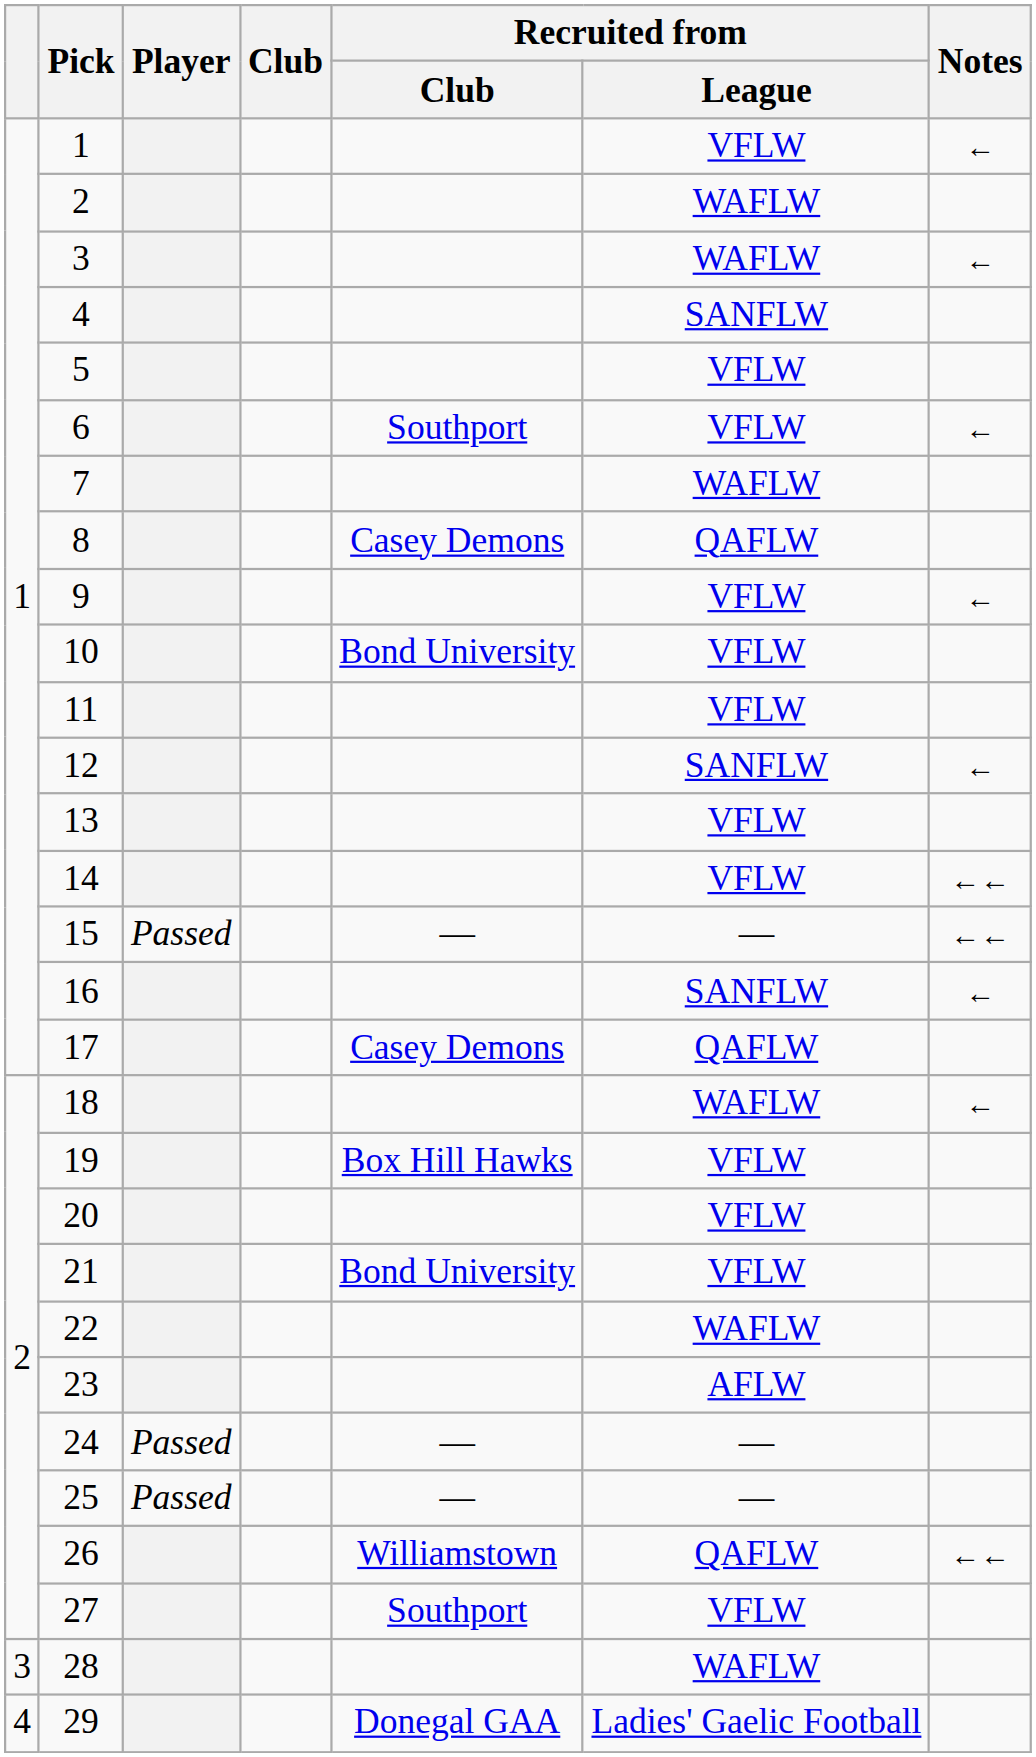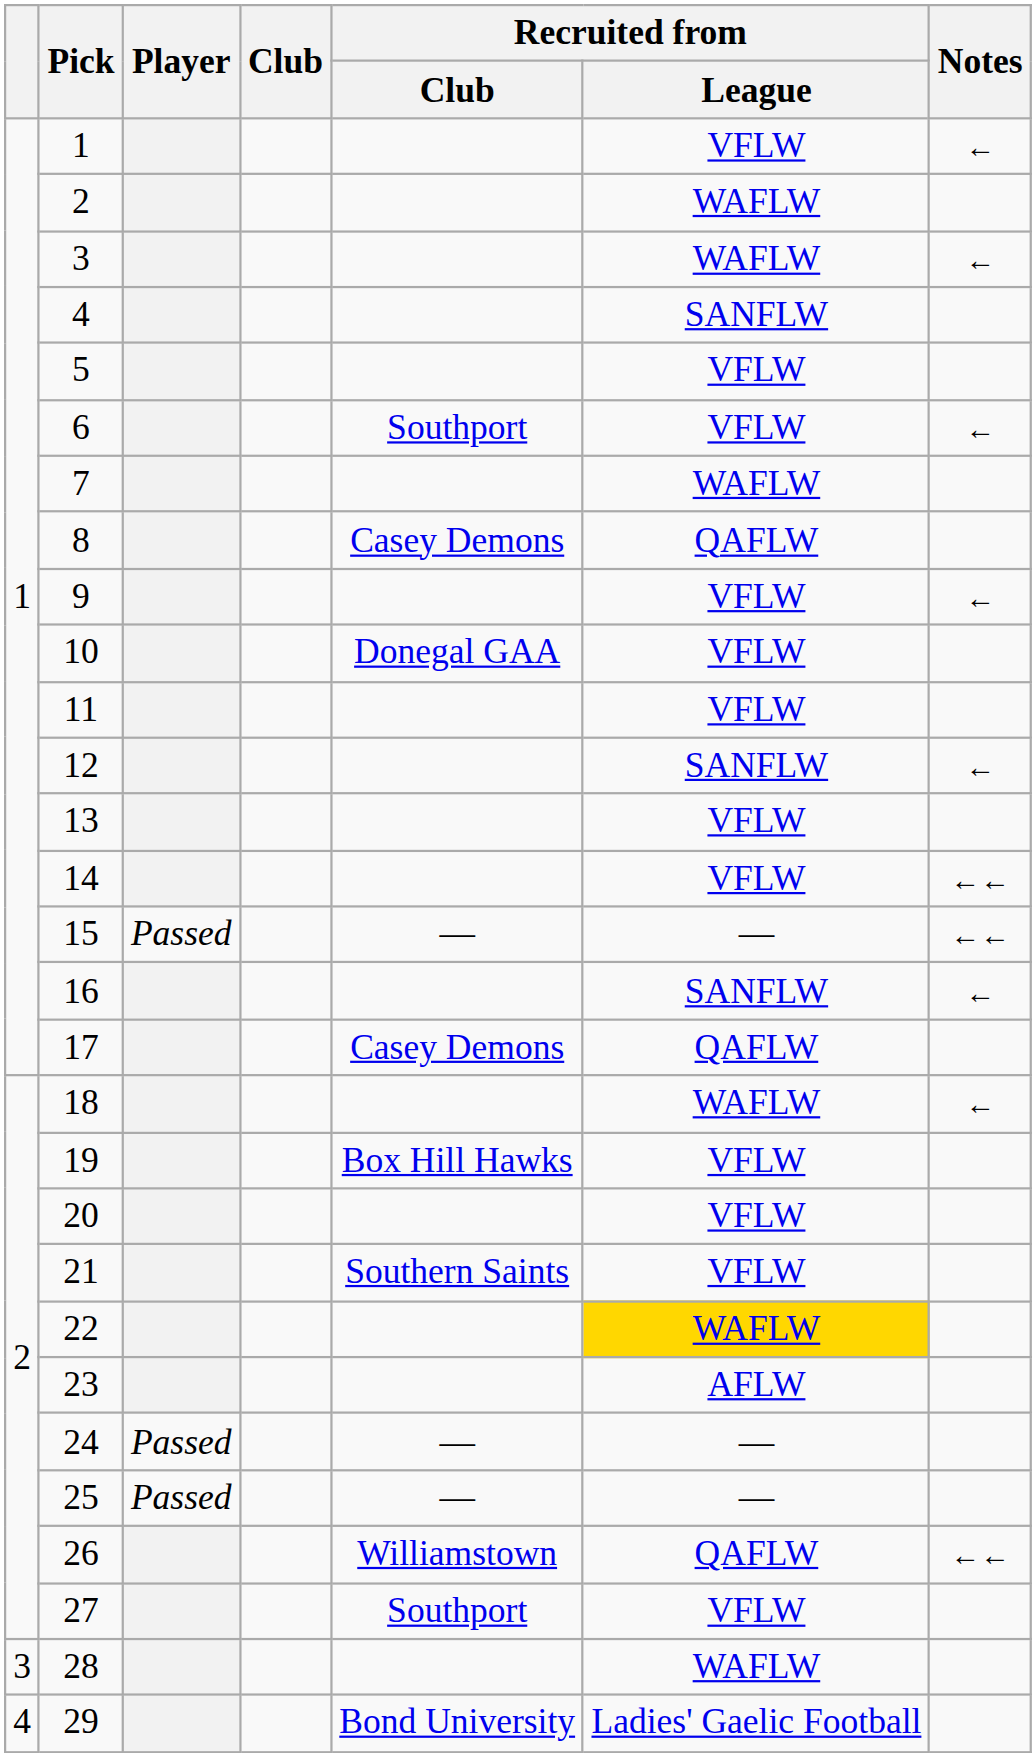(457, 652) Bond University -> (457, 652) Donegal GAA
(457, 1271) Bond University -> (457, 1271) Southern Saints
(756, 1328) no background -> (756, 1328) gold background
(457, 1722) Donegal GAA -> (457, 1722) Bond University
